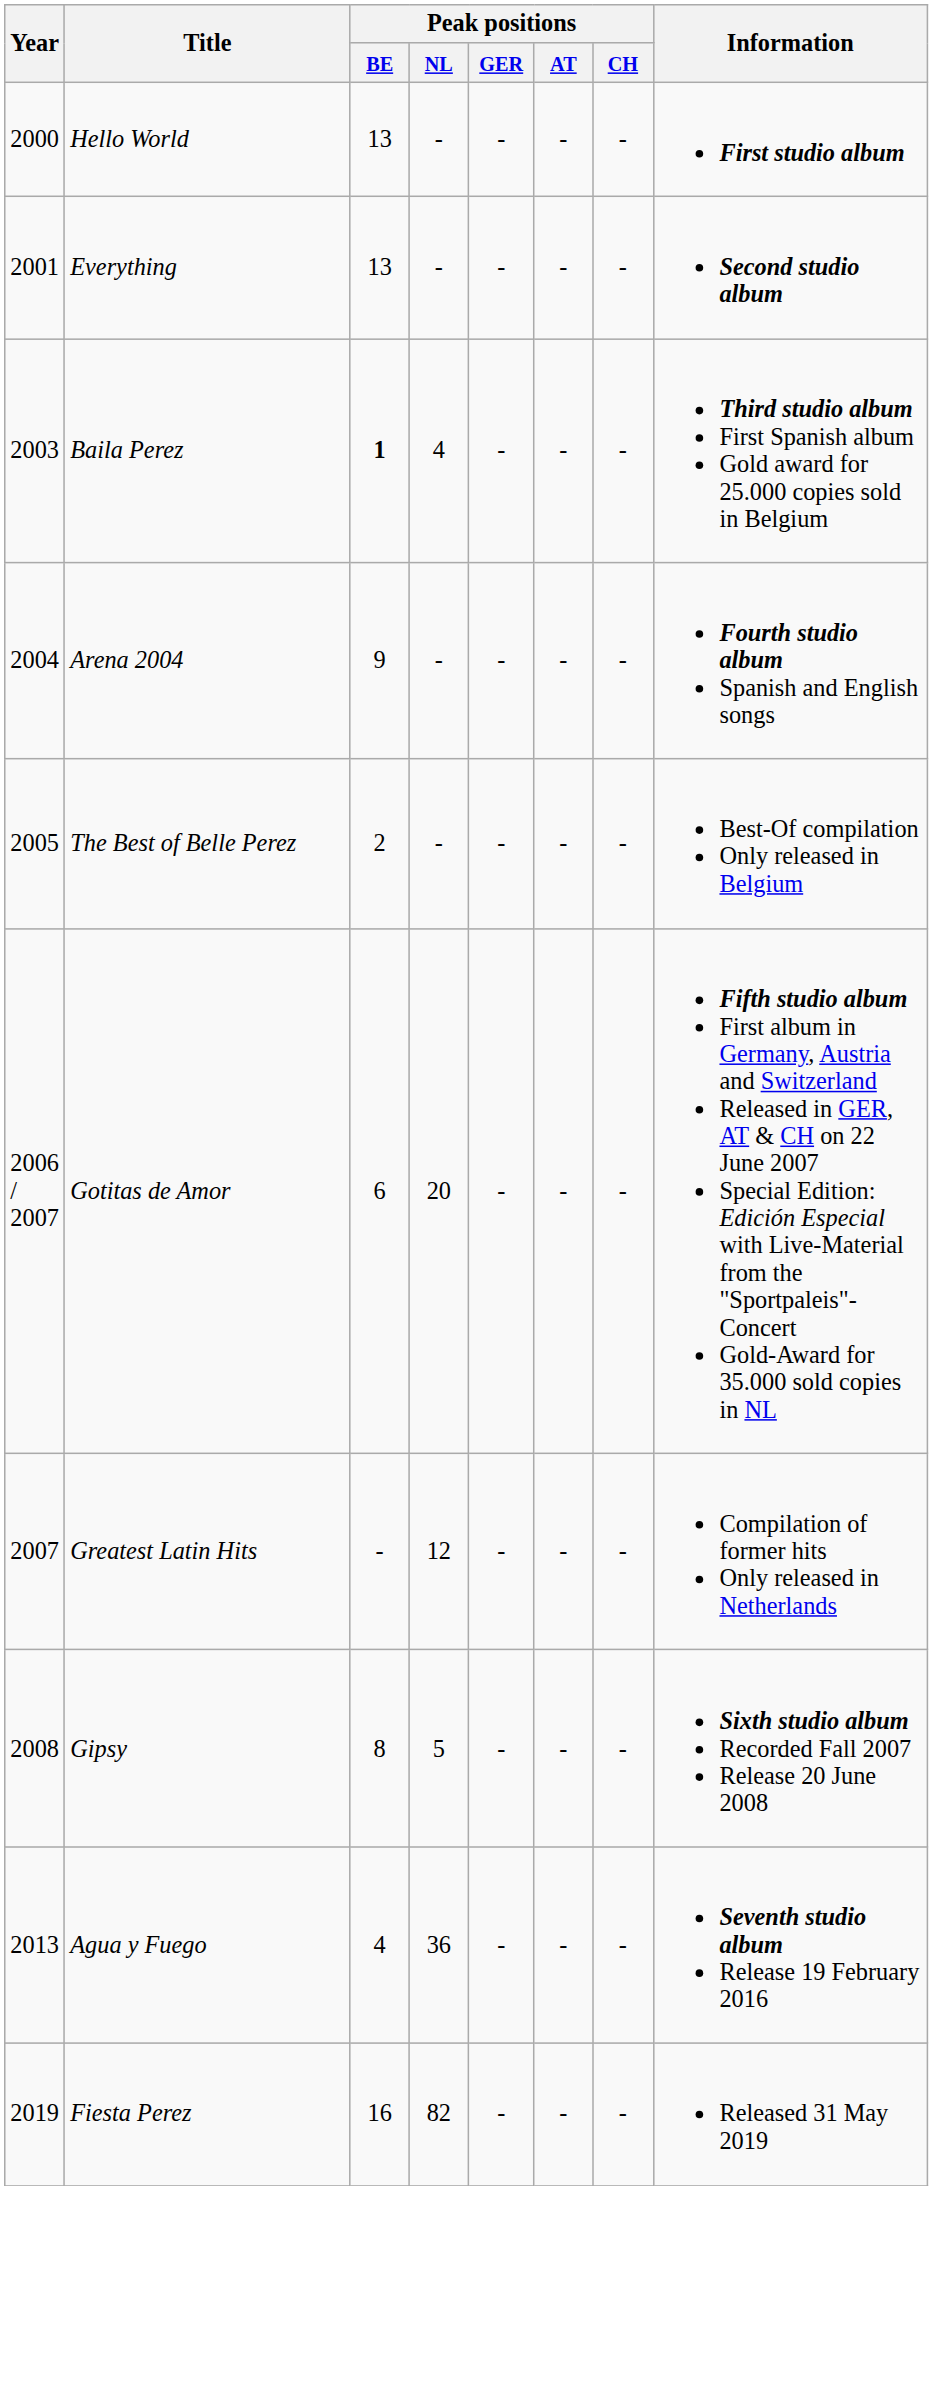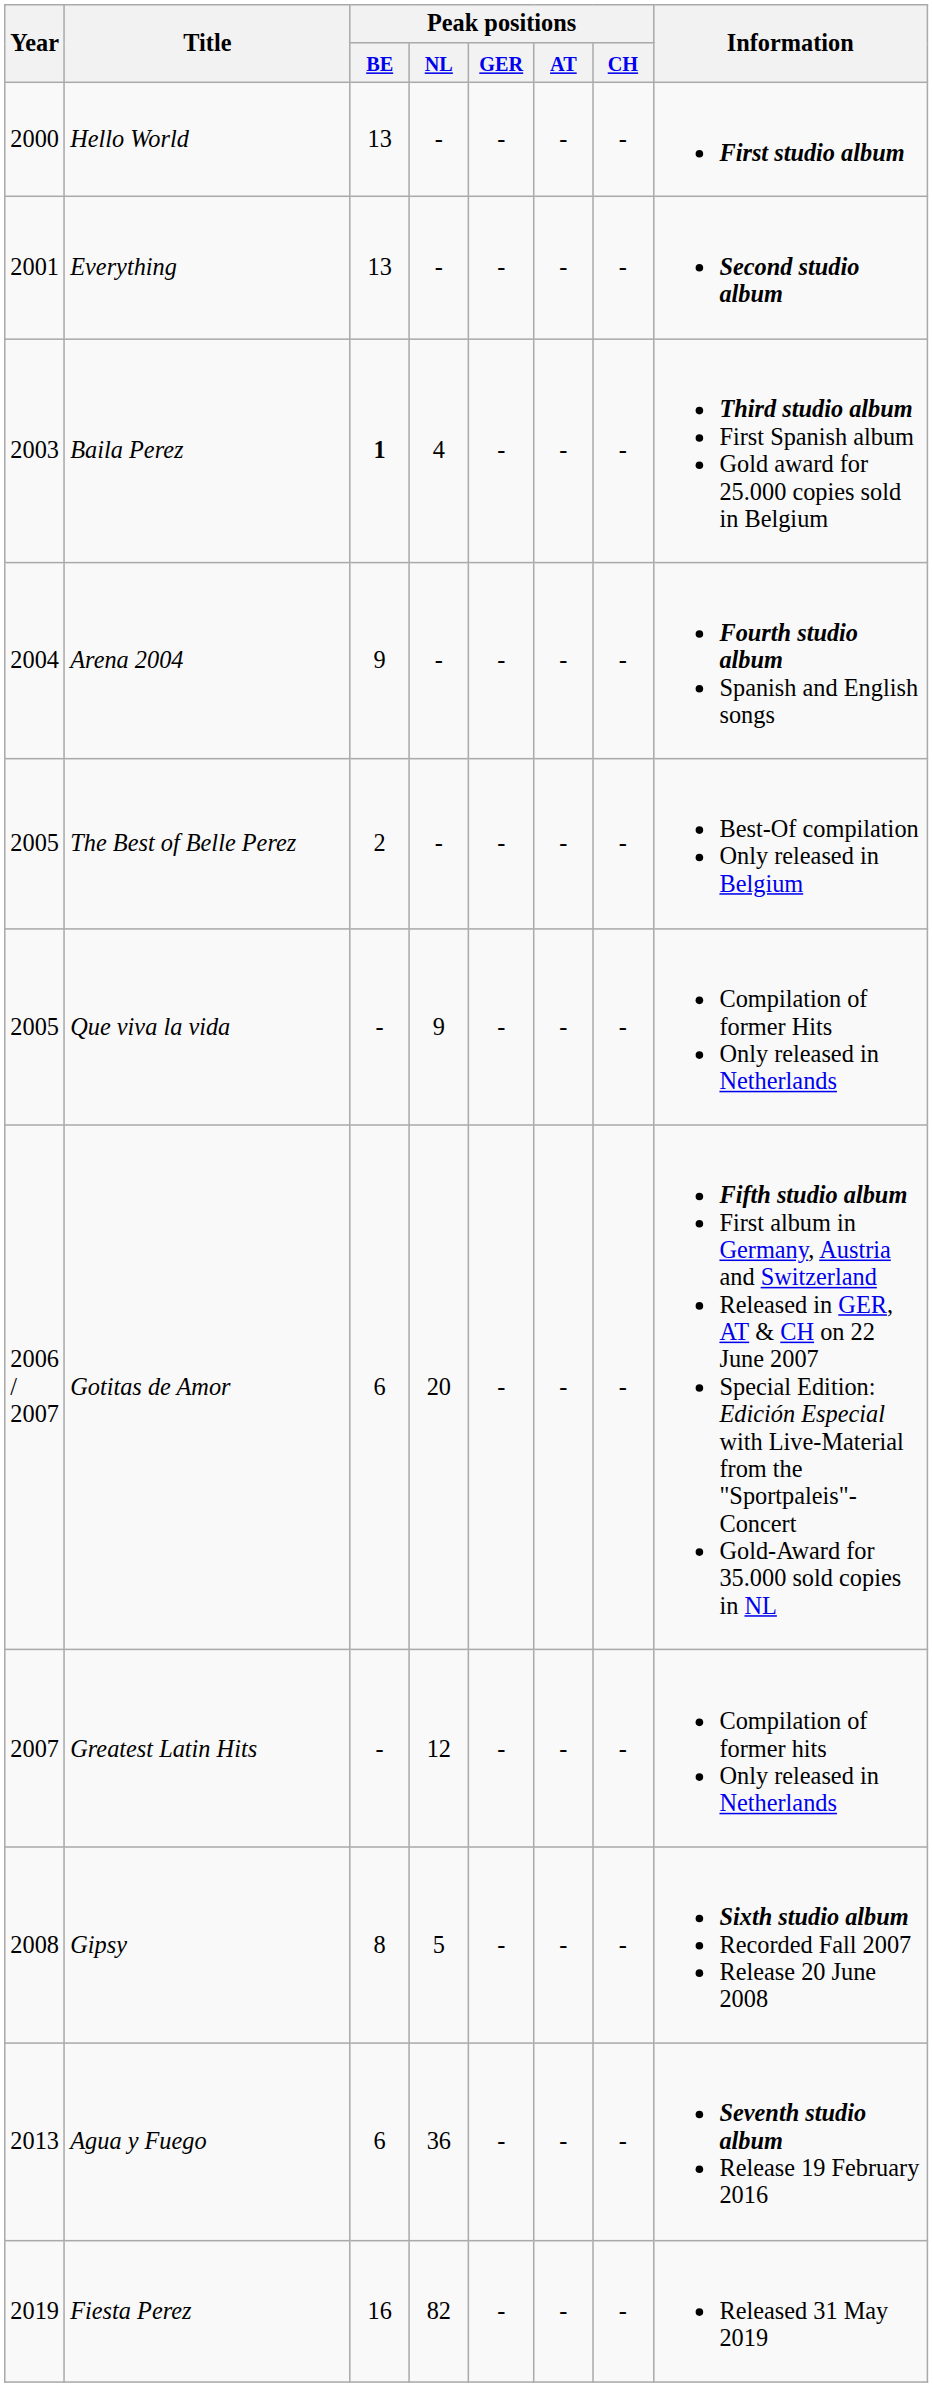+ row: (150, 1026)
(380, 1944) 4 -> (380, 2141) 6
